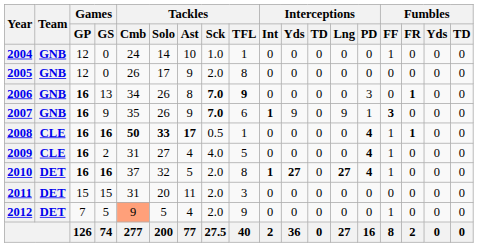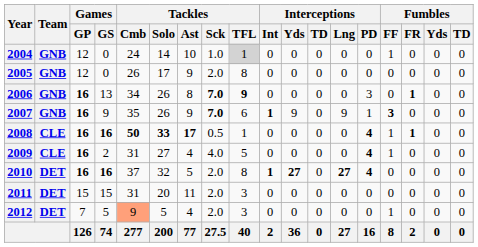(244, 53) no background -> (244, 53) lightgrey background
(391, 172) 1 -> (391, 172) 0
(244, 212) 9 -> (244, 212) 3
